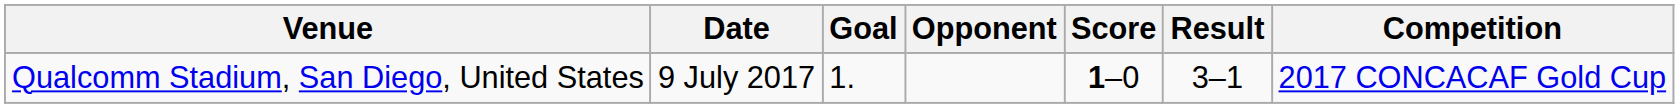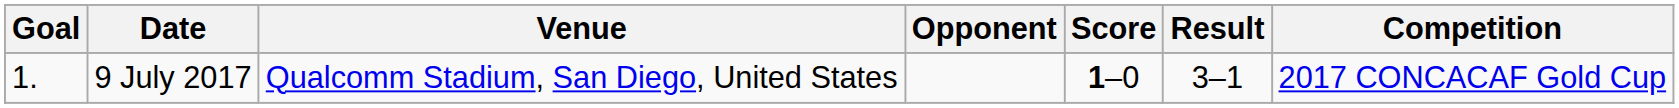columns swapped: (863, 28) <-> (328, 28)
